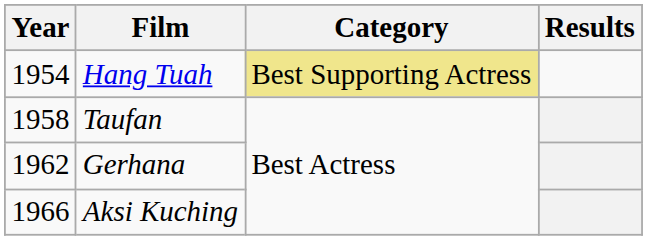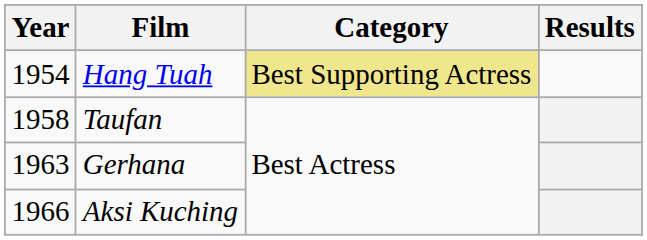(41, 165) 1962 -> (41, 165) 1963
